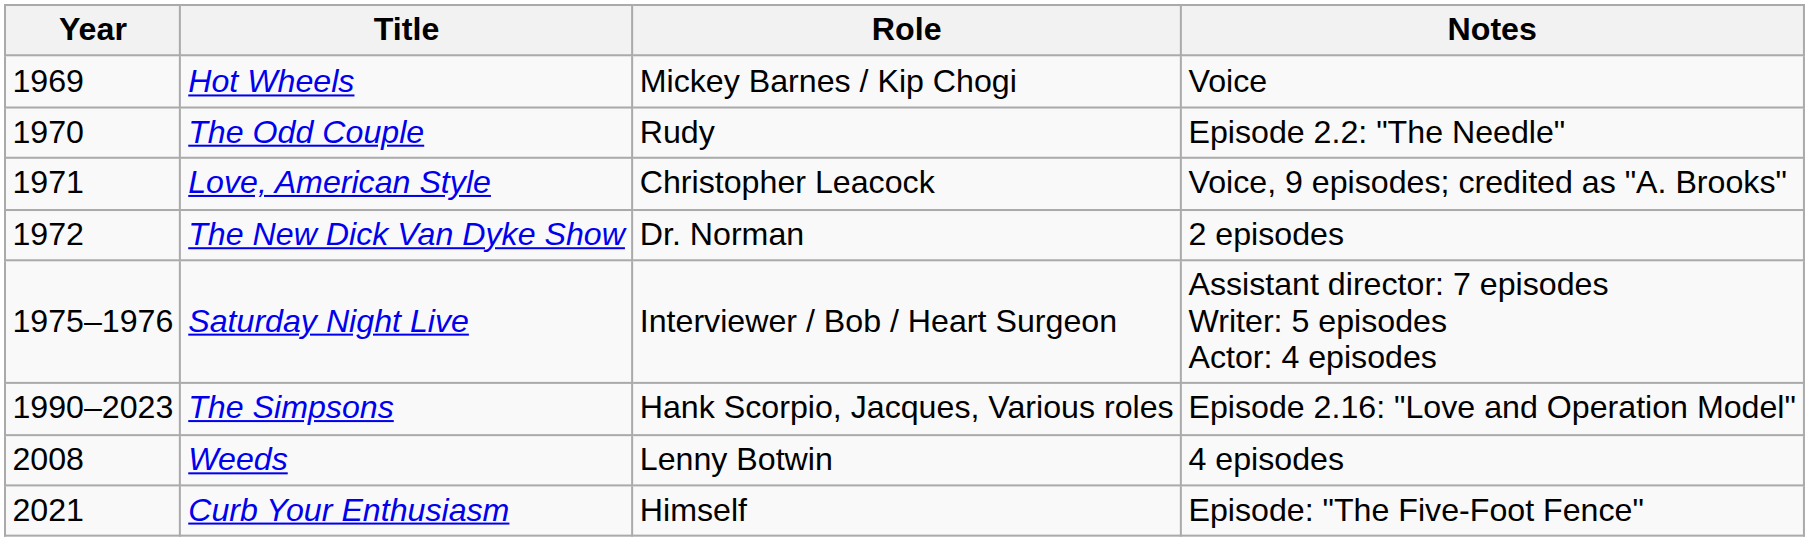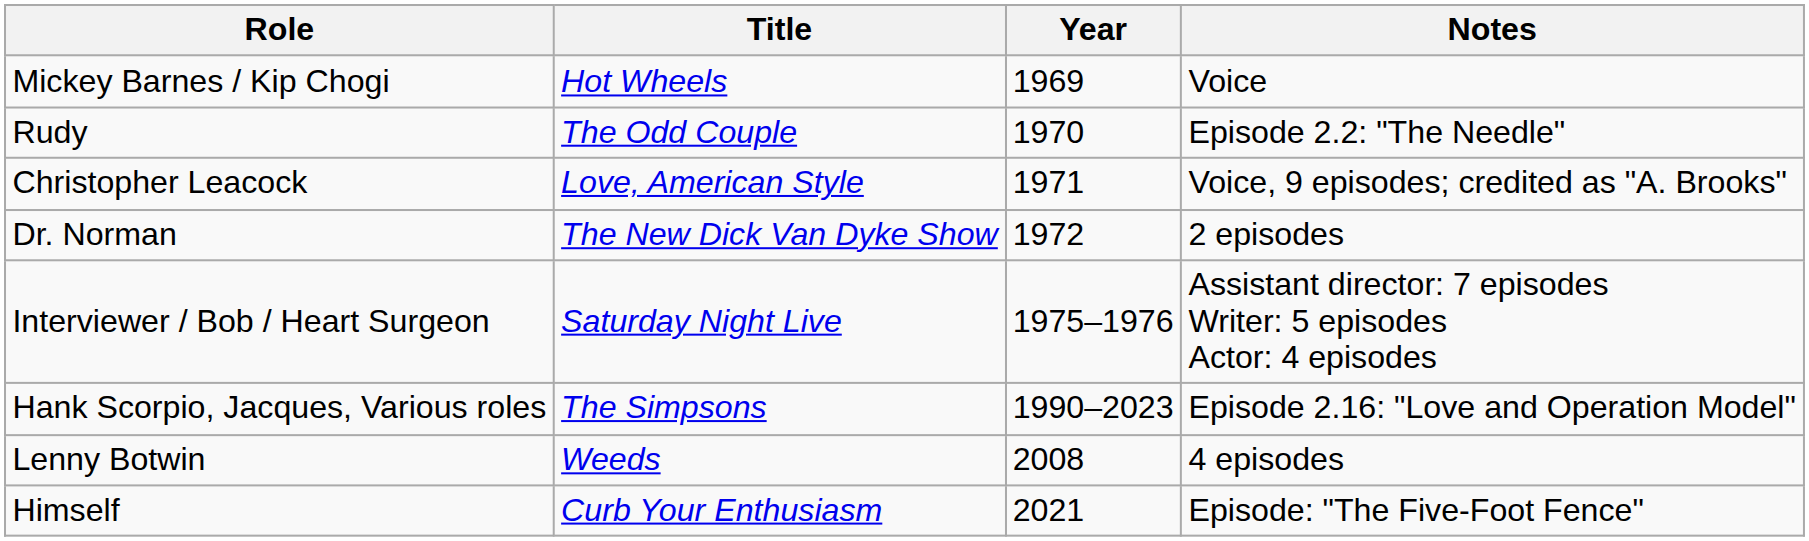columns swapped: (93, 30) <-> (907, 30)
